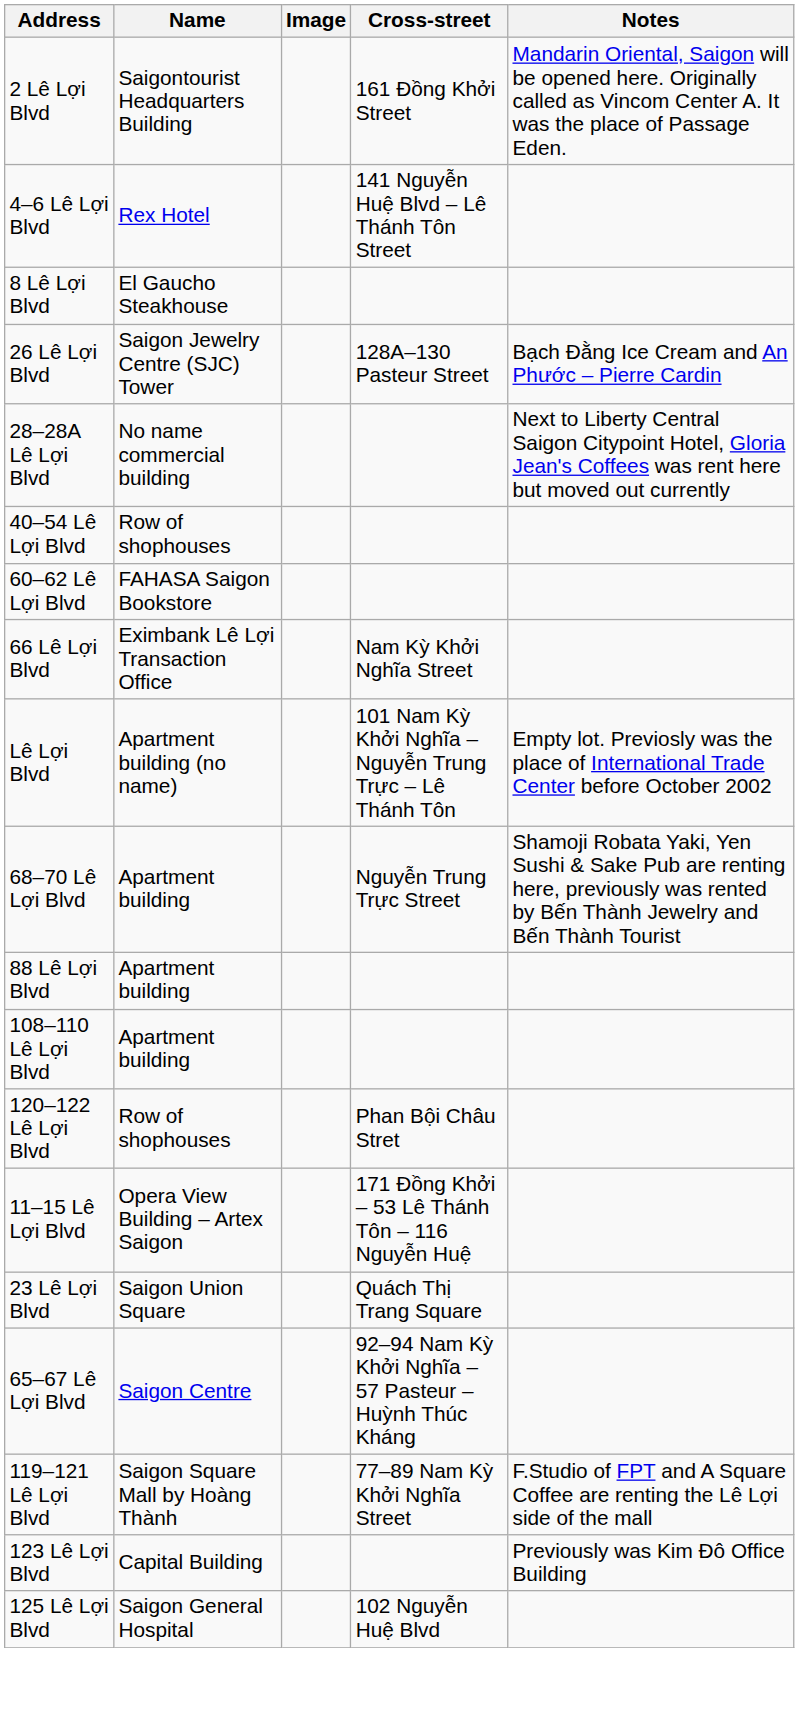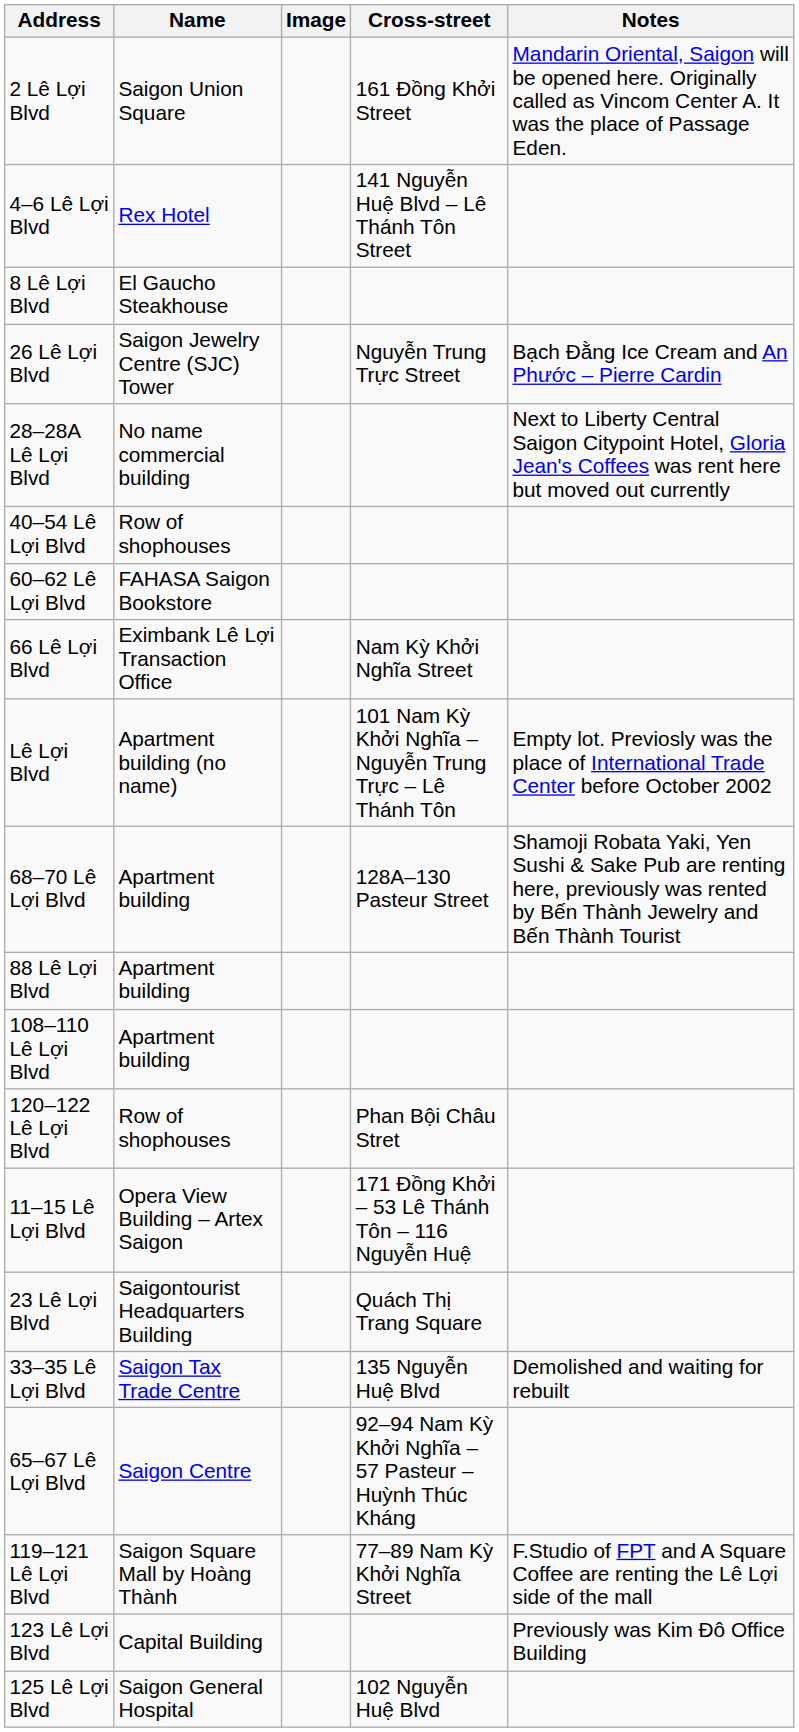(181, 100) Saigontourist Headquarters Building -> (181, 100) Saigon Union Square
(422, 363) 128A–130 Pasteur Street -> (421, 363) Nguyễn Trung Trực Street
(421, 889) Nguyễn Trung Trực Street -> (422, 889) 128A–130 Pasteur Street
(181, 1299) Saigon Union Square -> (181, 1311) Saigontourist Headquarters Building
+ row: (53, 1379)
